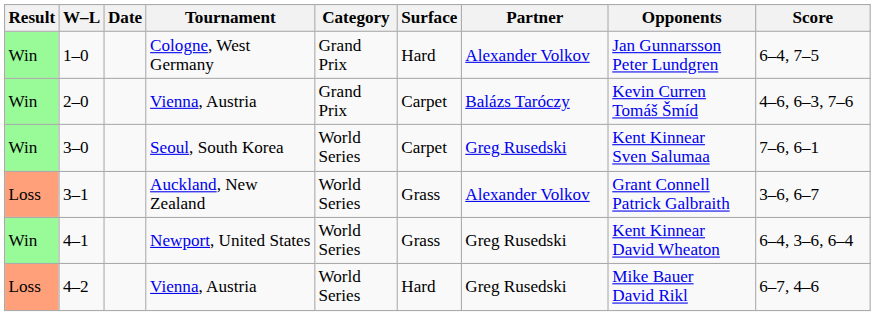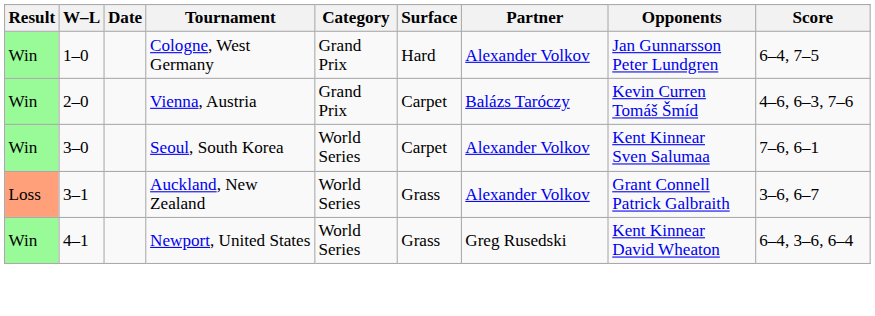(516, 147) Greg Rusedski -> (527, 147) Alexander Volkov
- row: (76, 286)
